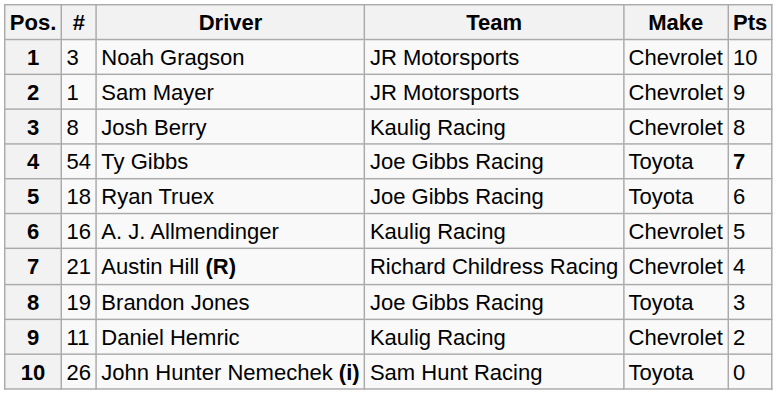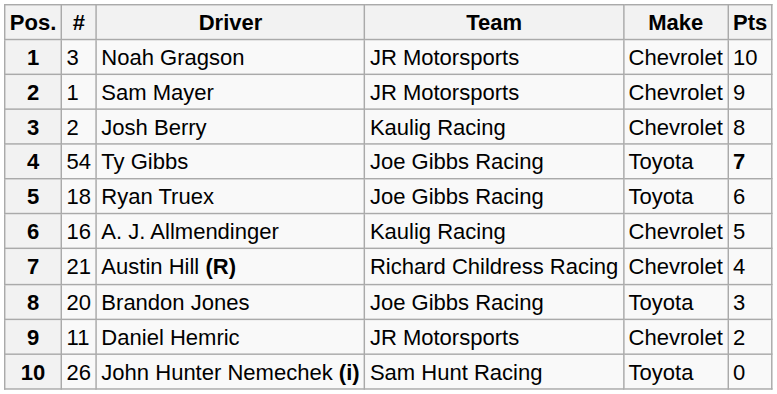(73, 127) 8 -> (73, 127) 2
(79, 301) 19 -> (79, 301) 20
(438, 336) Kaulig Racing -> (445, 336) JR Motorsports
